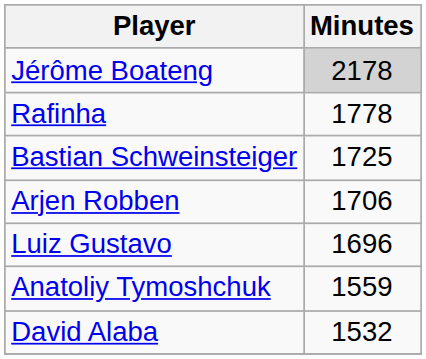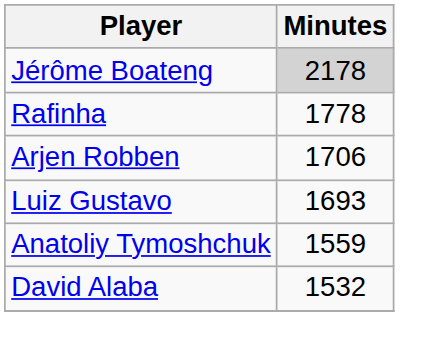- row: (154, 157)
(362, 244) 1696 -> (335, 200) 1693
